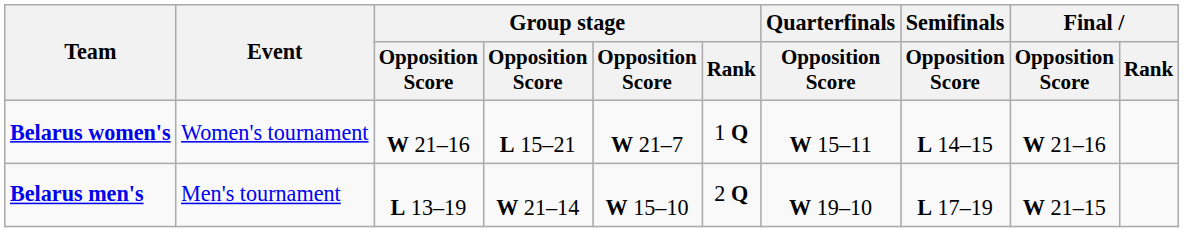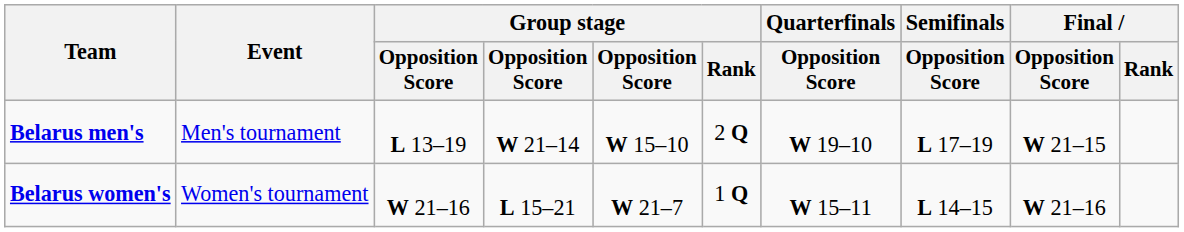rows swapped: (77, 194) <-> (90, 132)
